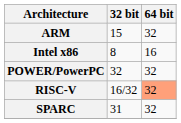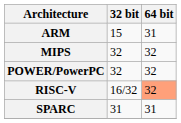(151, 33) 32 -> (151, 33) 31
- row: (56, 52)
+ row: (56, 52)
(151, 109) 32 -> (151, 109) 31
